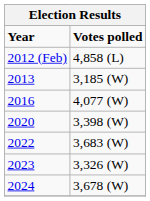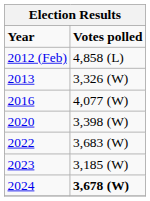(101, 79) 3,185 (W) -> (101, 79) 3,326 (W)
(101, 164) 3,326 (W) -> (101, 164) 3,185 (W)
(101, 185) normal -> (101, 185) bold
